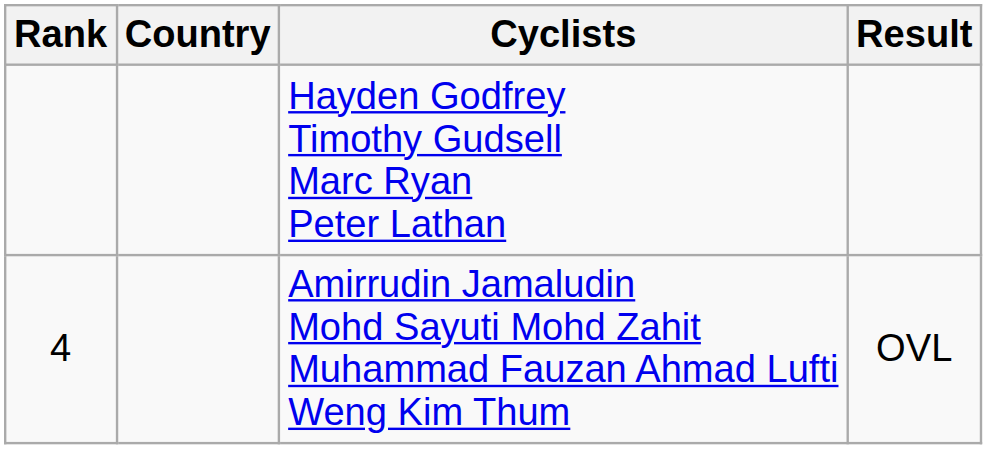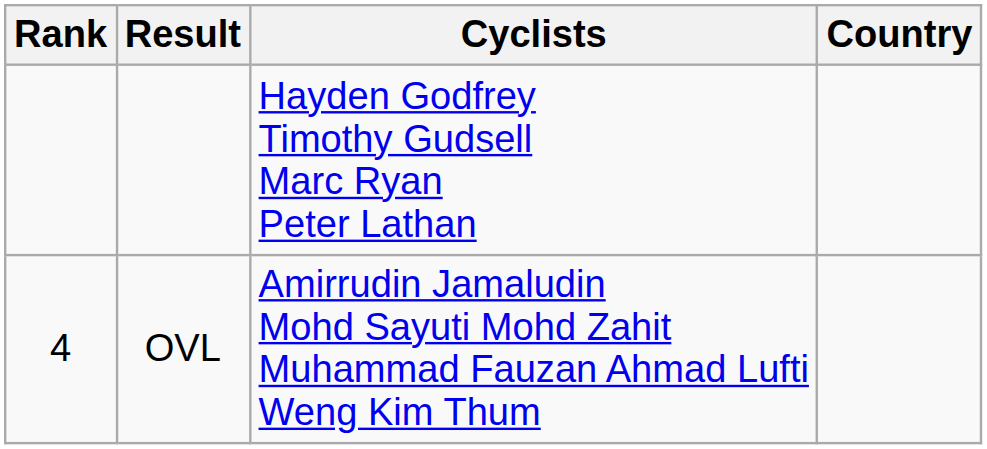columns swapped: (198, 34) <-> (914, 34)
